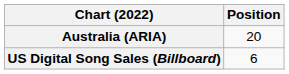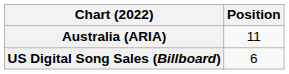(254, 36) 20 -> (254, 36) 11
